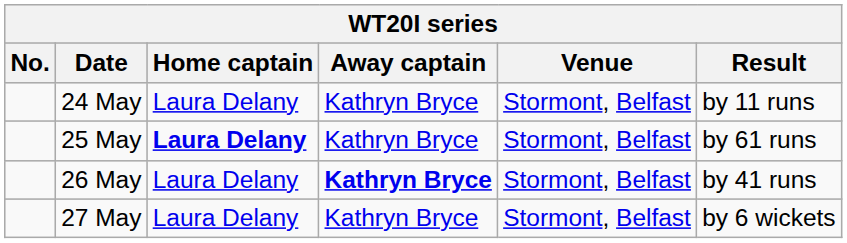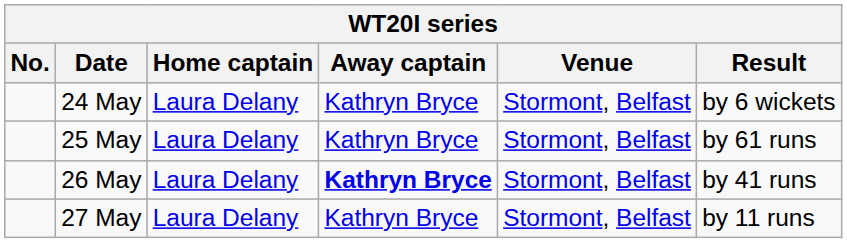(758, 101) by 11 runs -> (769, 101) by 6 wickets
(230, 140) bold -> (226, 140) normal
(769, 218) by 6 wickets -> (758, 218) by 11 runs
